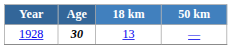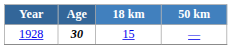(129, 34) 13 -> (129, 34) 15
